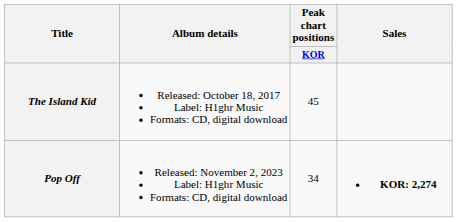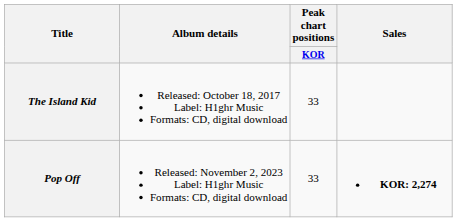(313, 101) 45 -> (313, 101) 33
(313, 178) 34 -> (313, 178) 33
